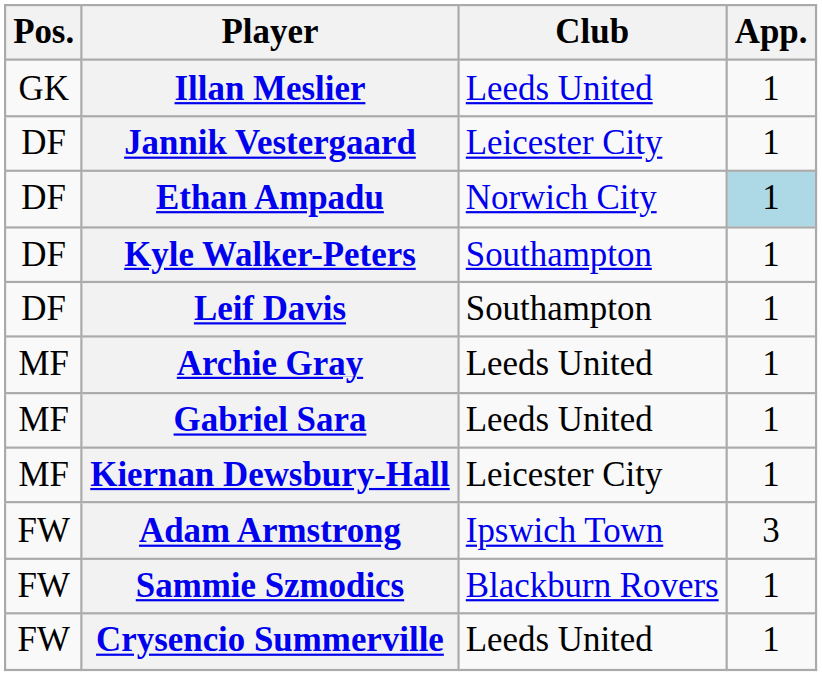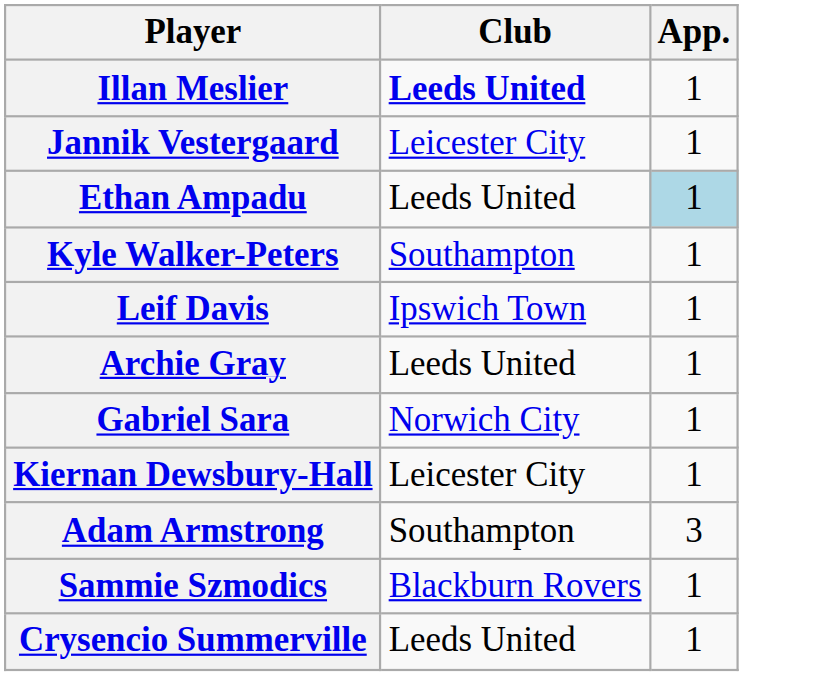- column: (44, 32)
(559, 87) normal -> (487, 87) bold
(561, 198) Norwich City -> (482, 198) Leeds United
(559, 308) Southampton -> (487, 308) Ipswich Town
(559, 419) Leeds United -> (484, 419) Norwich City
(565, 530) Ipswich Town -> (482, 530) Southampton
